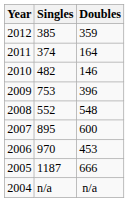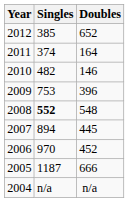(88, 33) 359 -> (88, 33) 652
(46, 110) normal -> (46, 110) bold
(46, 129) 895 -> (46, 129) 894
(88, 129) 600 -> (88, 129) 445
(88, 149) 453 -> (88, 149) 452
